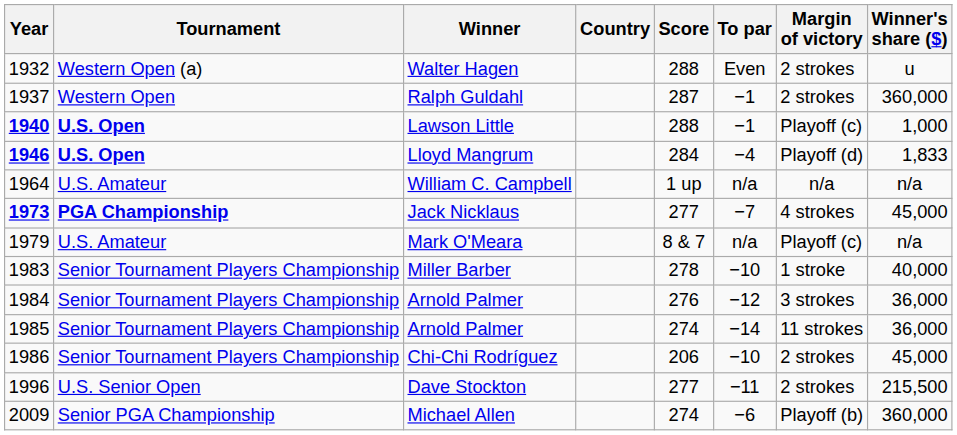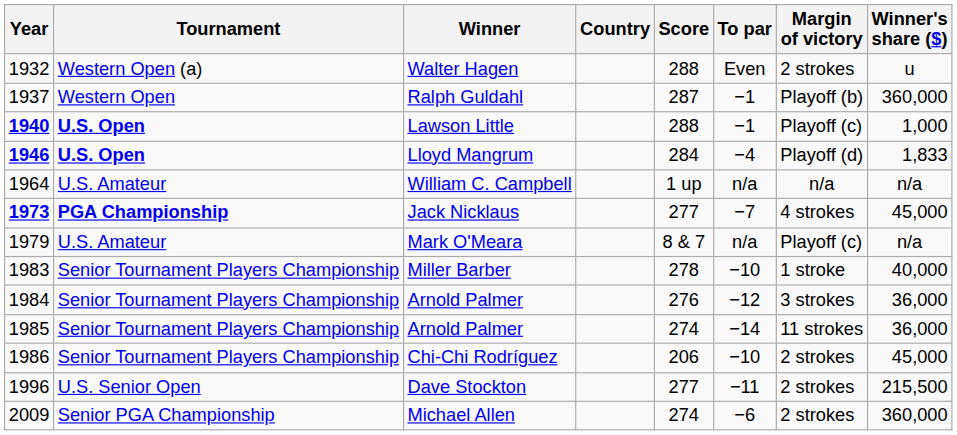(817, 97) 2 strokes -> (822, 97) Playoff (b)
(822, 415) Playoff (b) -> (817, 415) 2 strokes
